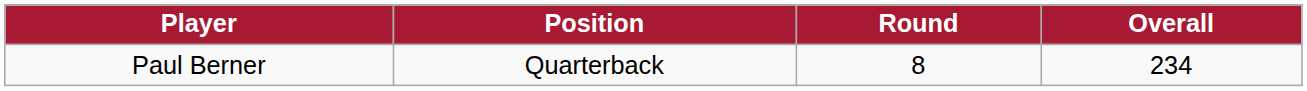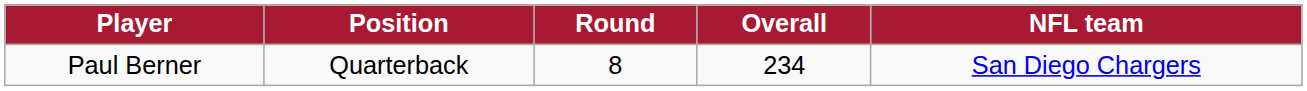+ column: (1086, 24)
